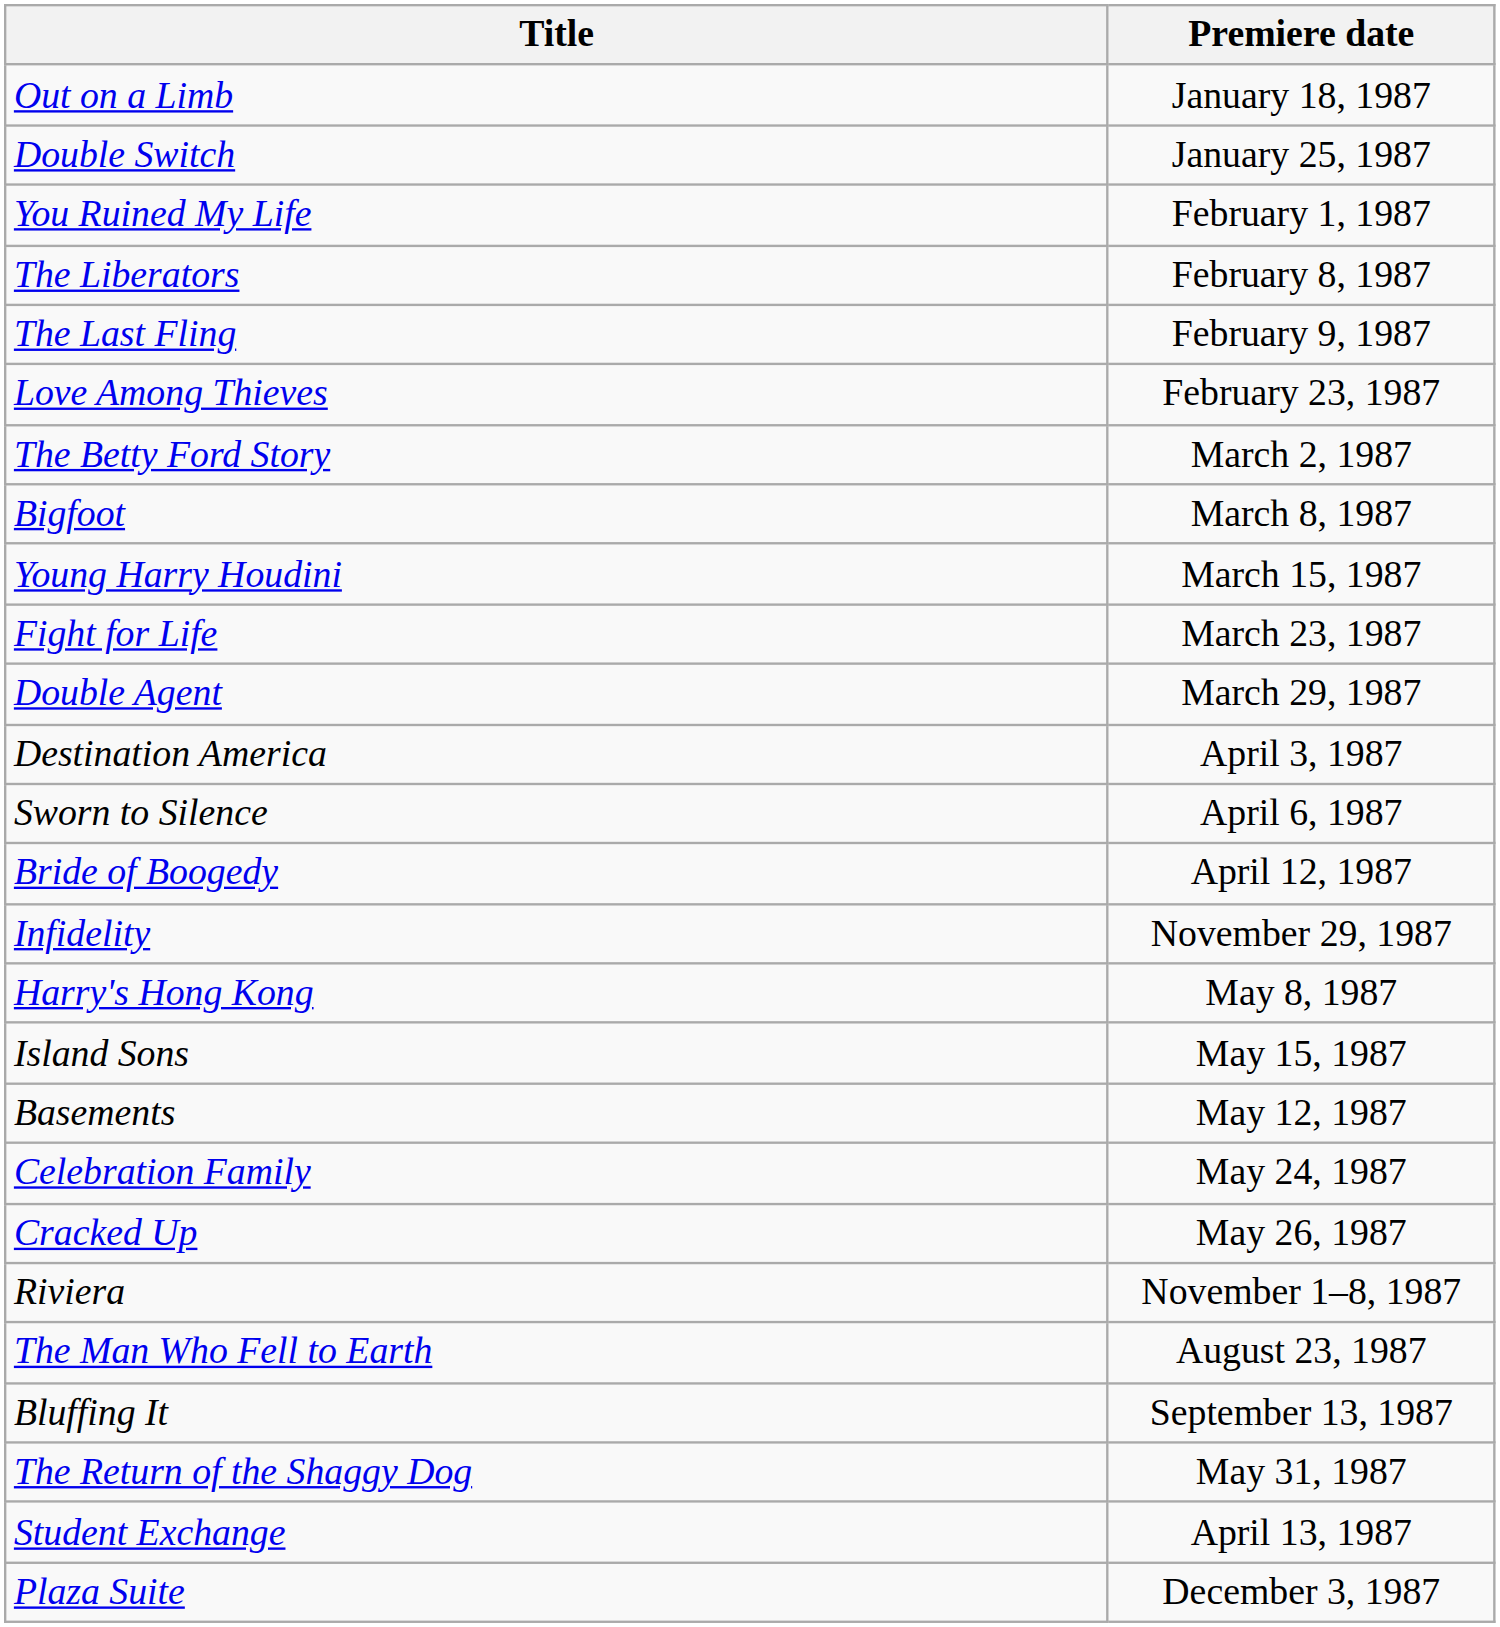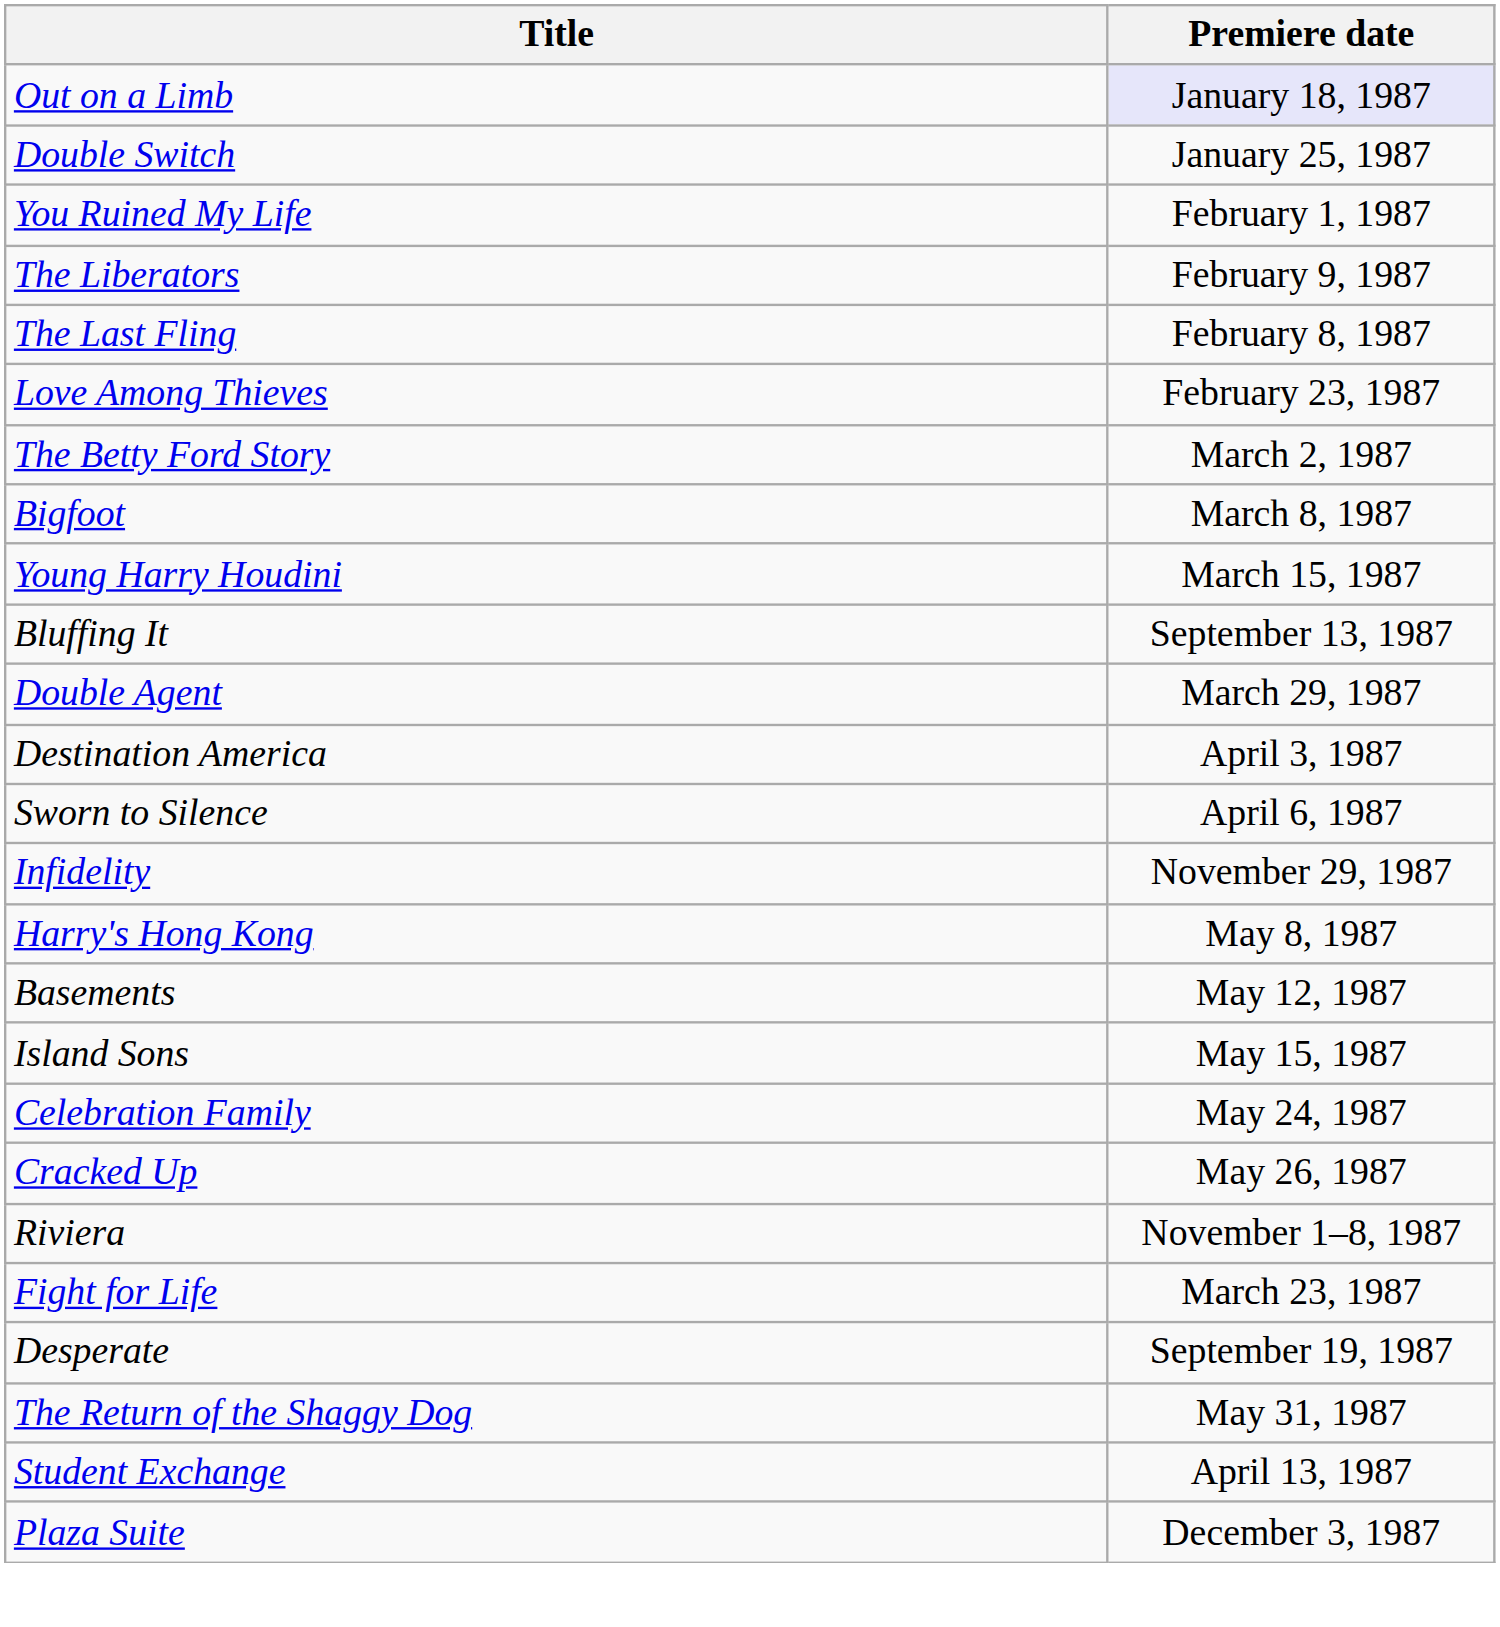(1301, 94) no background -> (1301, 94) lavender background
(1301, 273) February 8, 1987 -> (1301, 273) February 9, 1987
(1301, 333) February 9, 1987 -> (1301, 333) February 8, 1987
rows swapped: (116, 633) <-> (91, 1411)
- row: (146, 872)
rows swapped: (95, 1112) <-> (101, 1052)
- row: (223, 1351)
+ row: (91, 1351)
